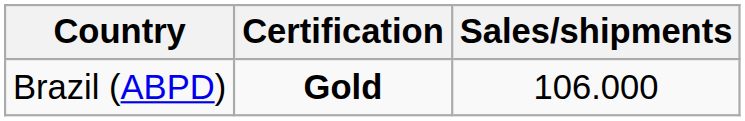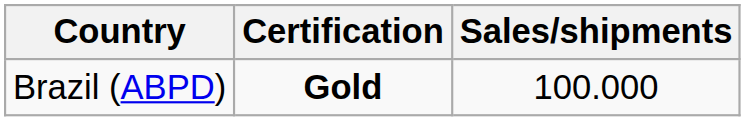(596, 86) 106.000 -> (596, 86) 100.000
